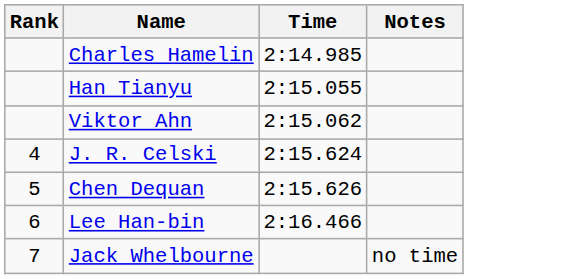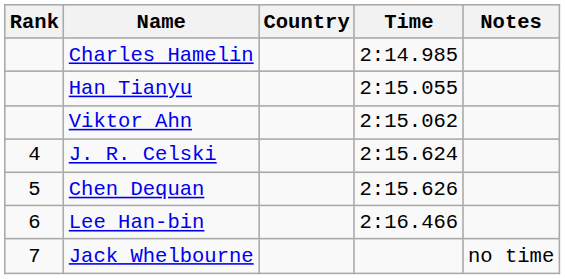+ column: (307, 22)
